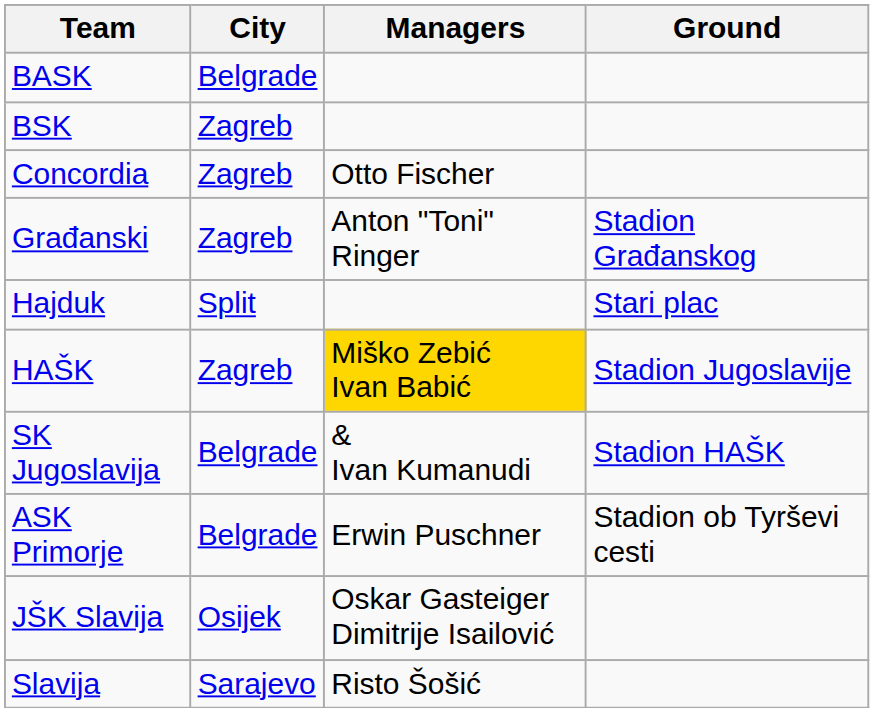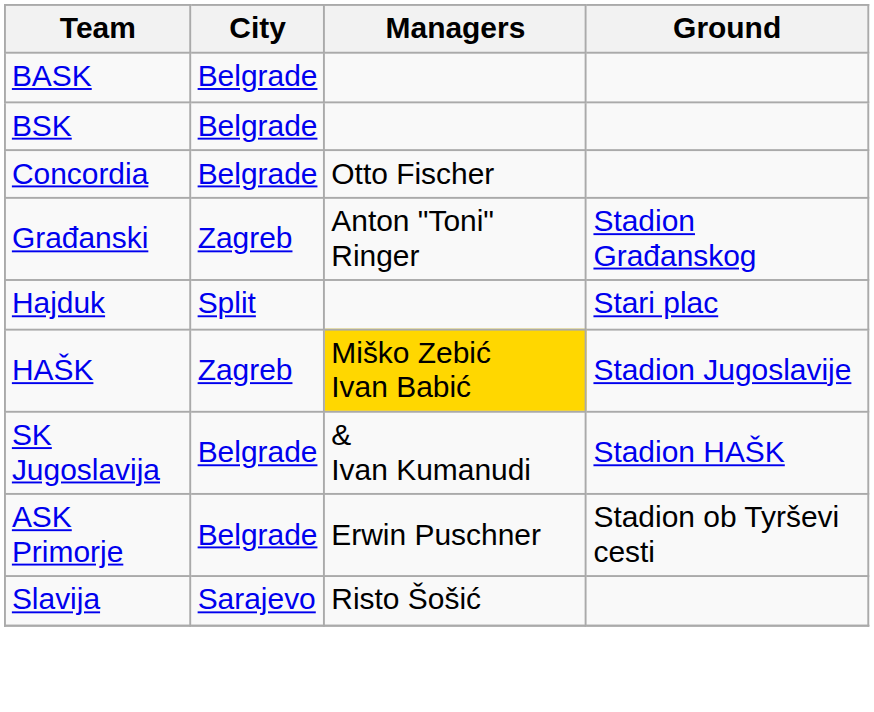(245, 124) Zagreb -> (258, 124) Belgrade
(245, 172) Zagreb -> (258, 172) Belgrade
- row: (88, 617)
